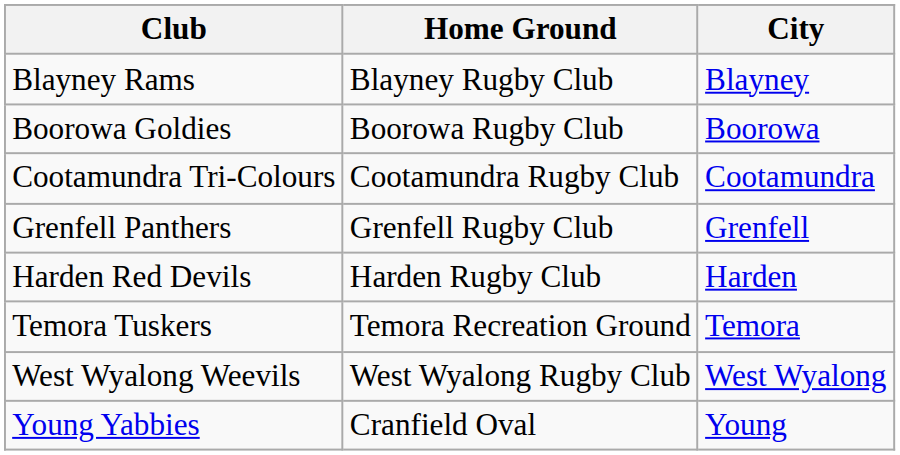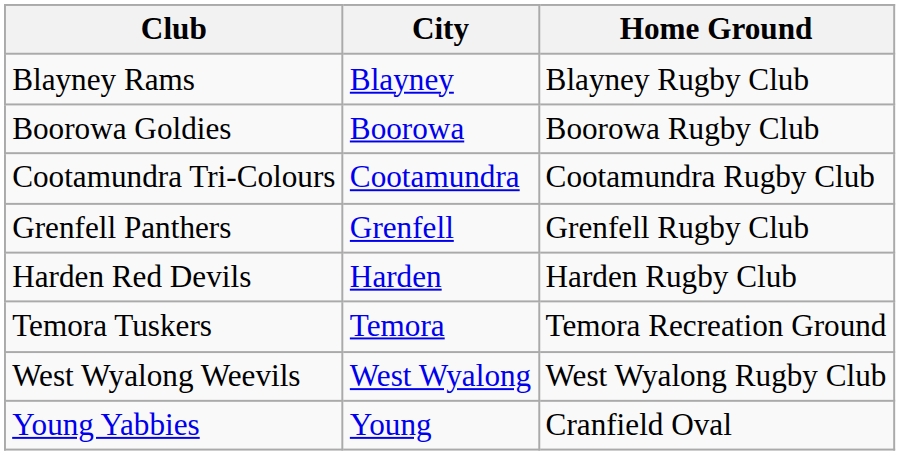columns swapped: (796, 29) <-> (520, 29)
